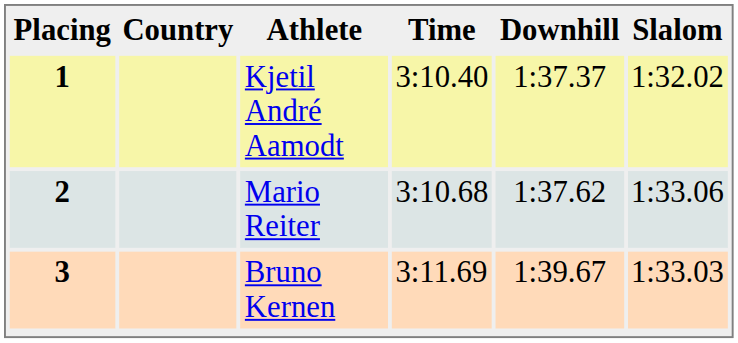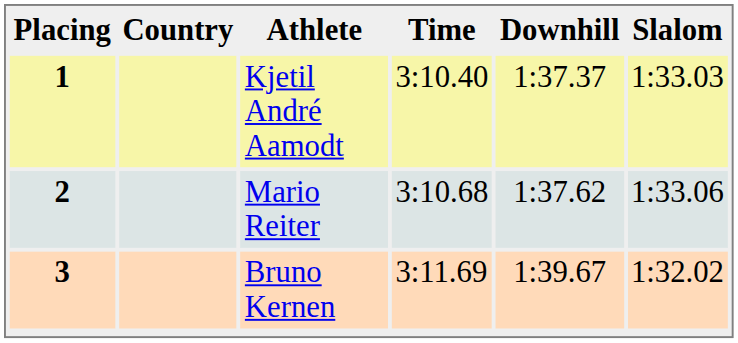(677, 76) 1:32.02 -> (677, 76) 1:33.03
(677, 272) 1:33.03 -> (677, 272) 1:32.02
